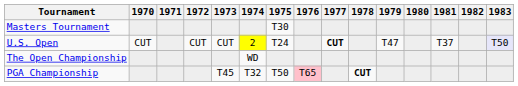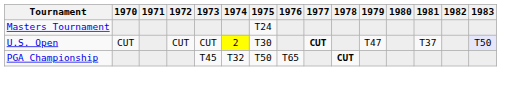(280, 28) T30 -> (263, 28) T24
(280, 43) T24 -> (263, 43) T30
- row: (67, 58)
(308, 74) pink background -> (291, 58) no background
